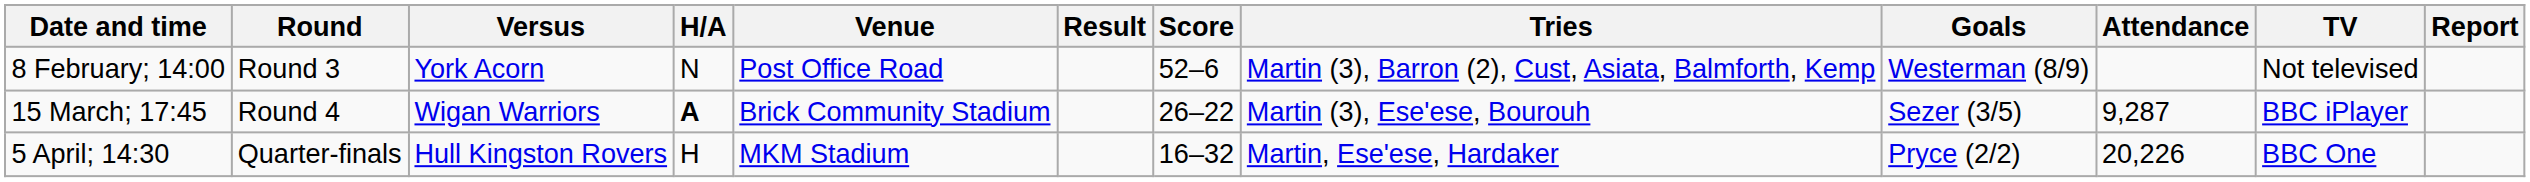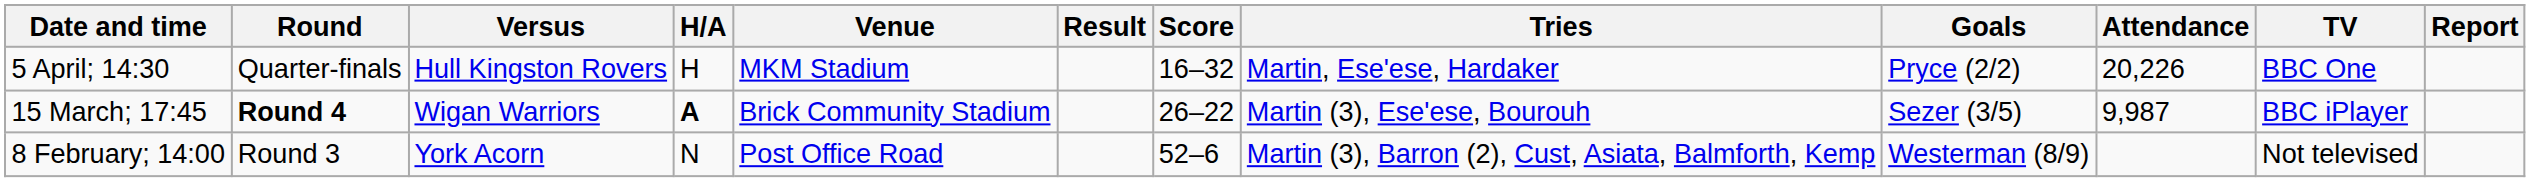rows swapped: (118, 69) <-> (90, 154)
(289, 111) normal -> (292, 111) bold
(2136, 111) 9,287 -> (2136, 111) 9,987
